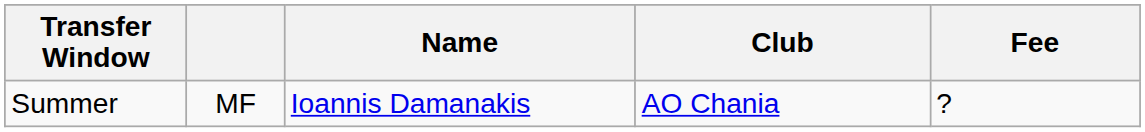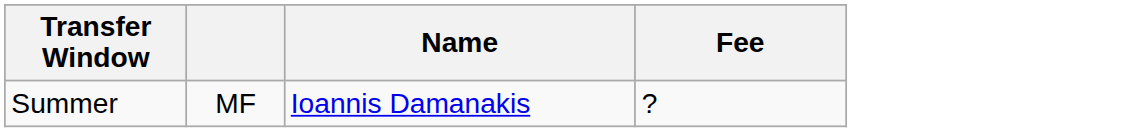- column: (782, 42)
